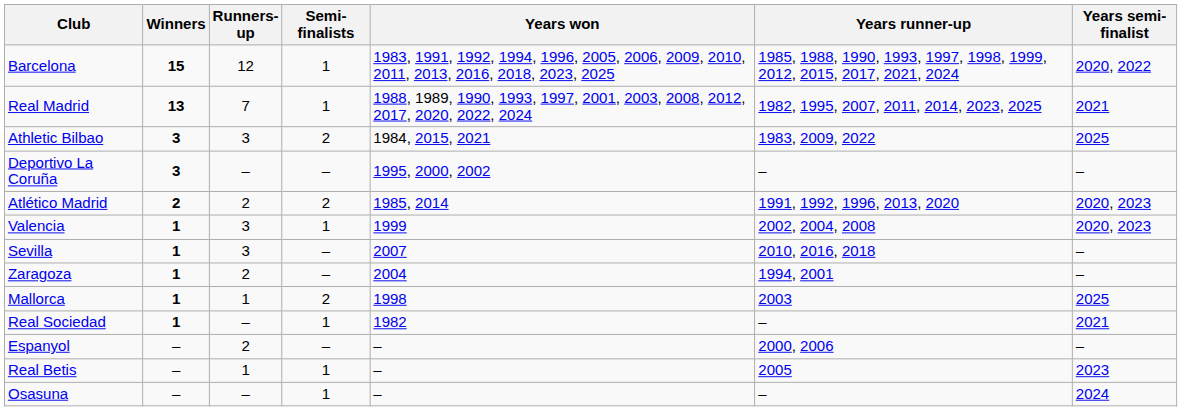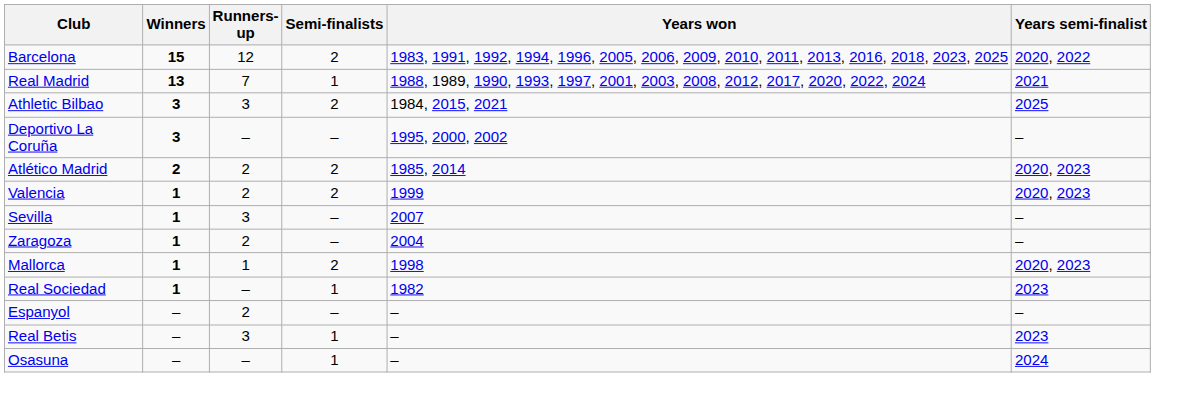- column: (914, 24)
(326, 65) 1 -> (334, 57) 2
(246, 227) 3 -> (246, 193) 2
(326, 227) 1 -> (334, 193) 2
(1093, 298) 2025 -> (1053, 264) 2020, 2023
(1093, 322) 2021 -> (1032, 288) 2023
(246, 370) 1 -> (246, 336) 3
